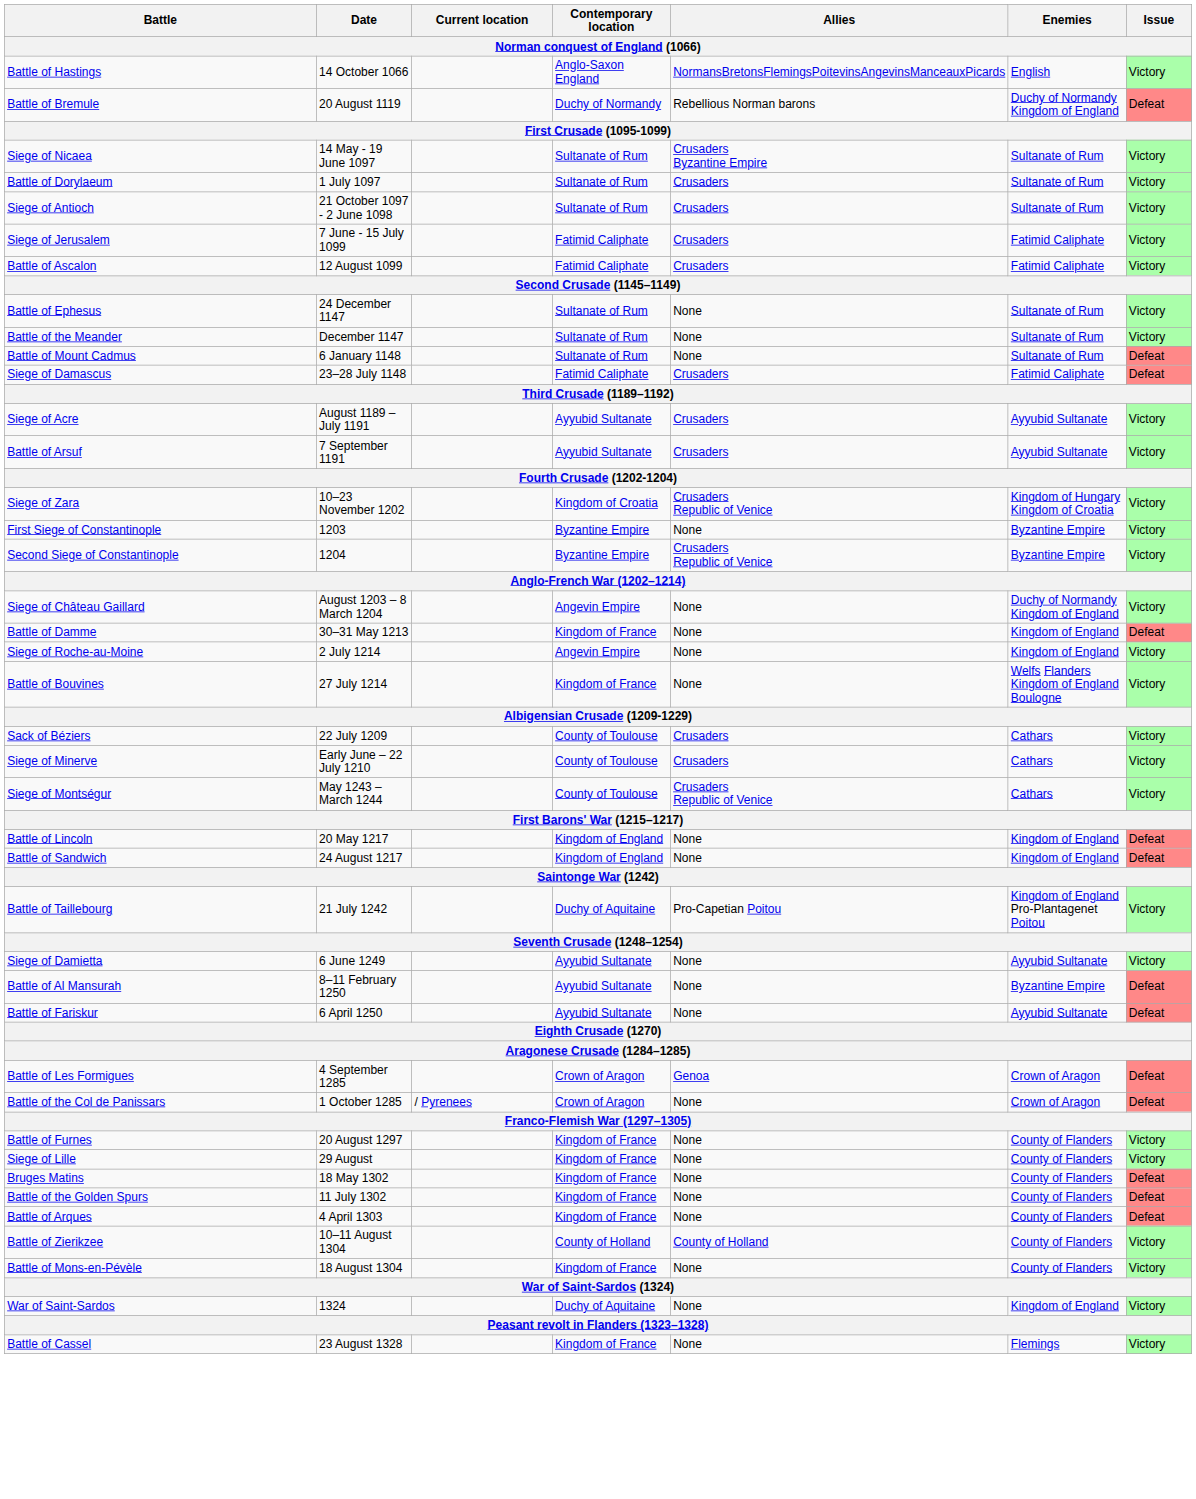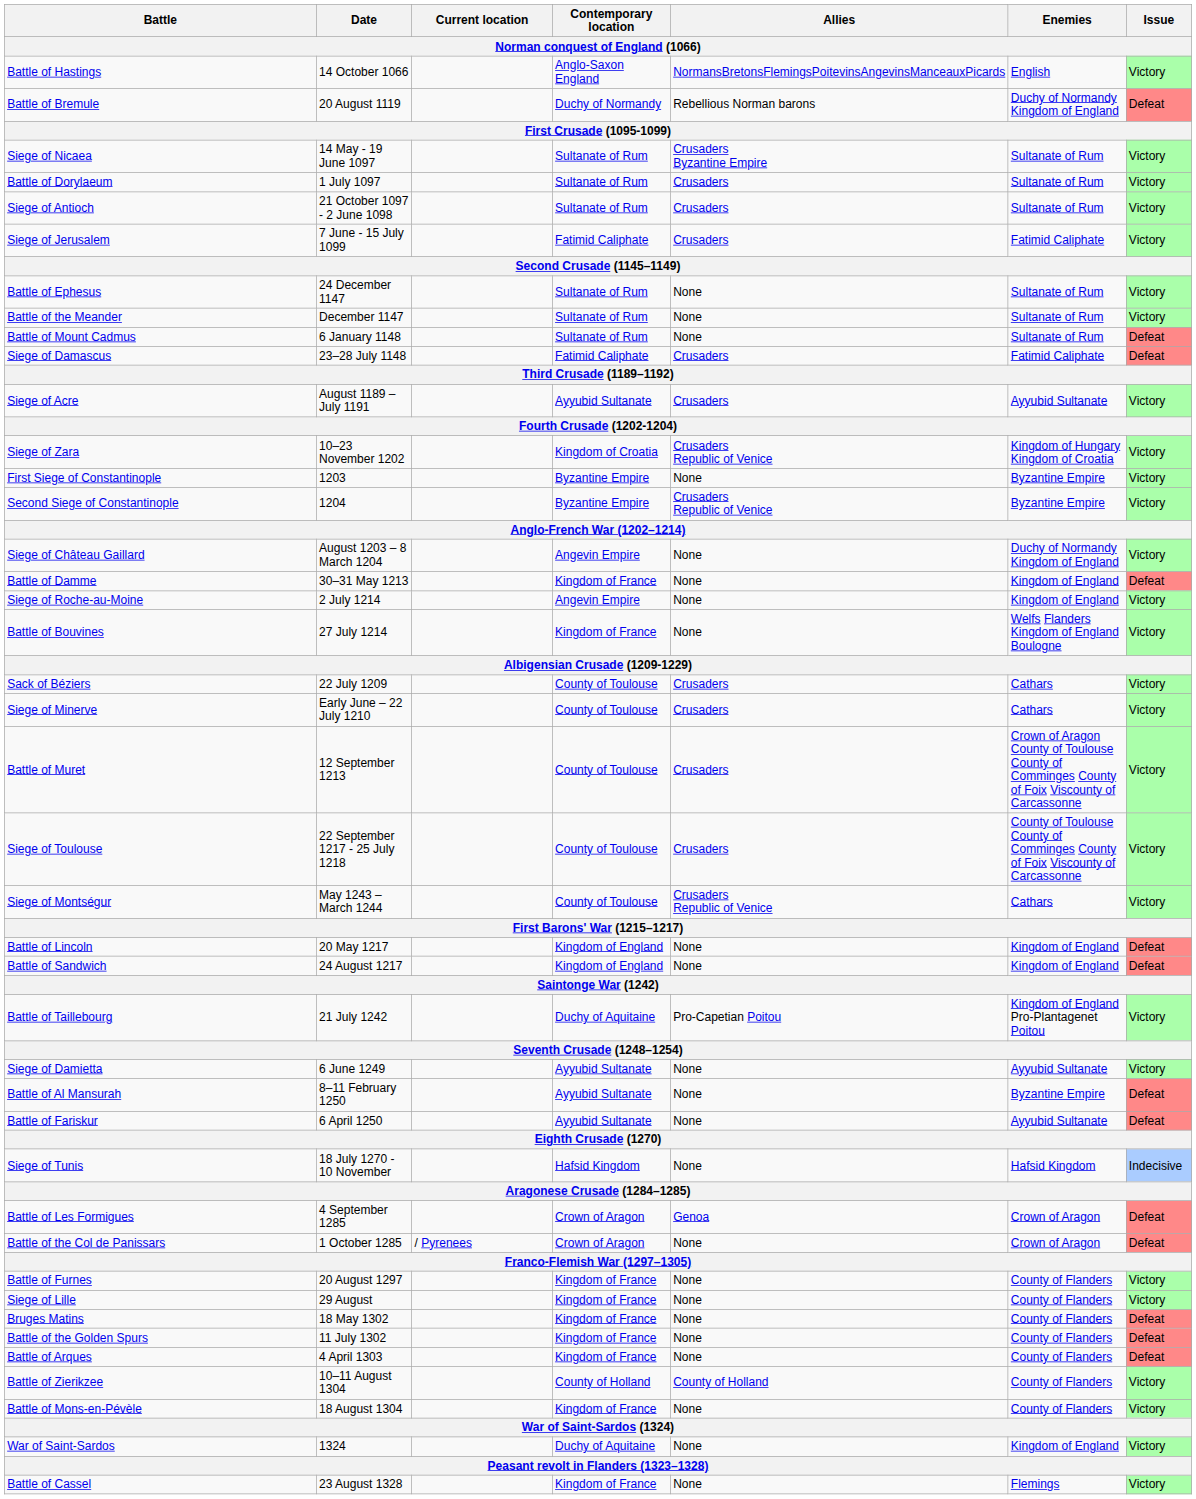- row: (52, 266)
- row: (44, 452)
+ row: (46, 769)
+ row: (55, 849)
+ row: (45, 1165)
